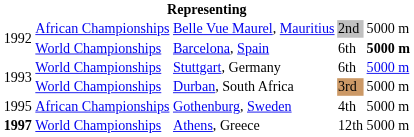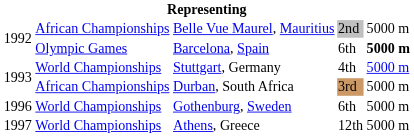(98, 48) World Championships -> (81, 48) Olympic Games
(347, 67) 6th -> (347, 67) 4th
(98, 87) World Championships -> (102, 87) African Championships
(18, 106) 1995 -> (18, 106) 1996
(102, 106) African Championships -> (98, 106) World Championships
(347, 106) 4th -> (347, 106) 6th
(18, 125) bold -> (18, 125) normal
